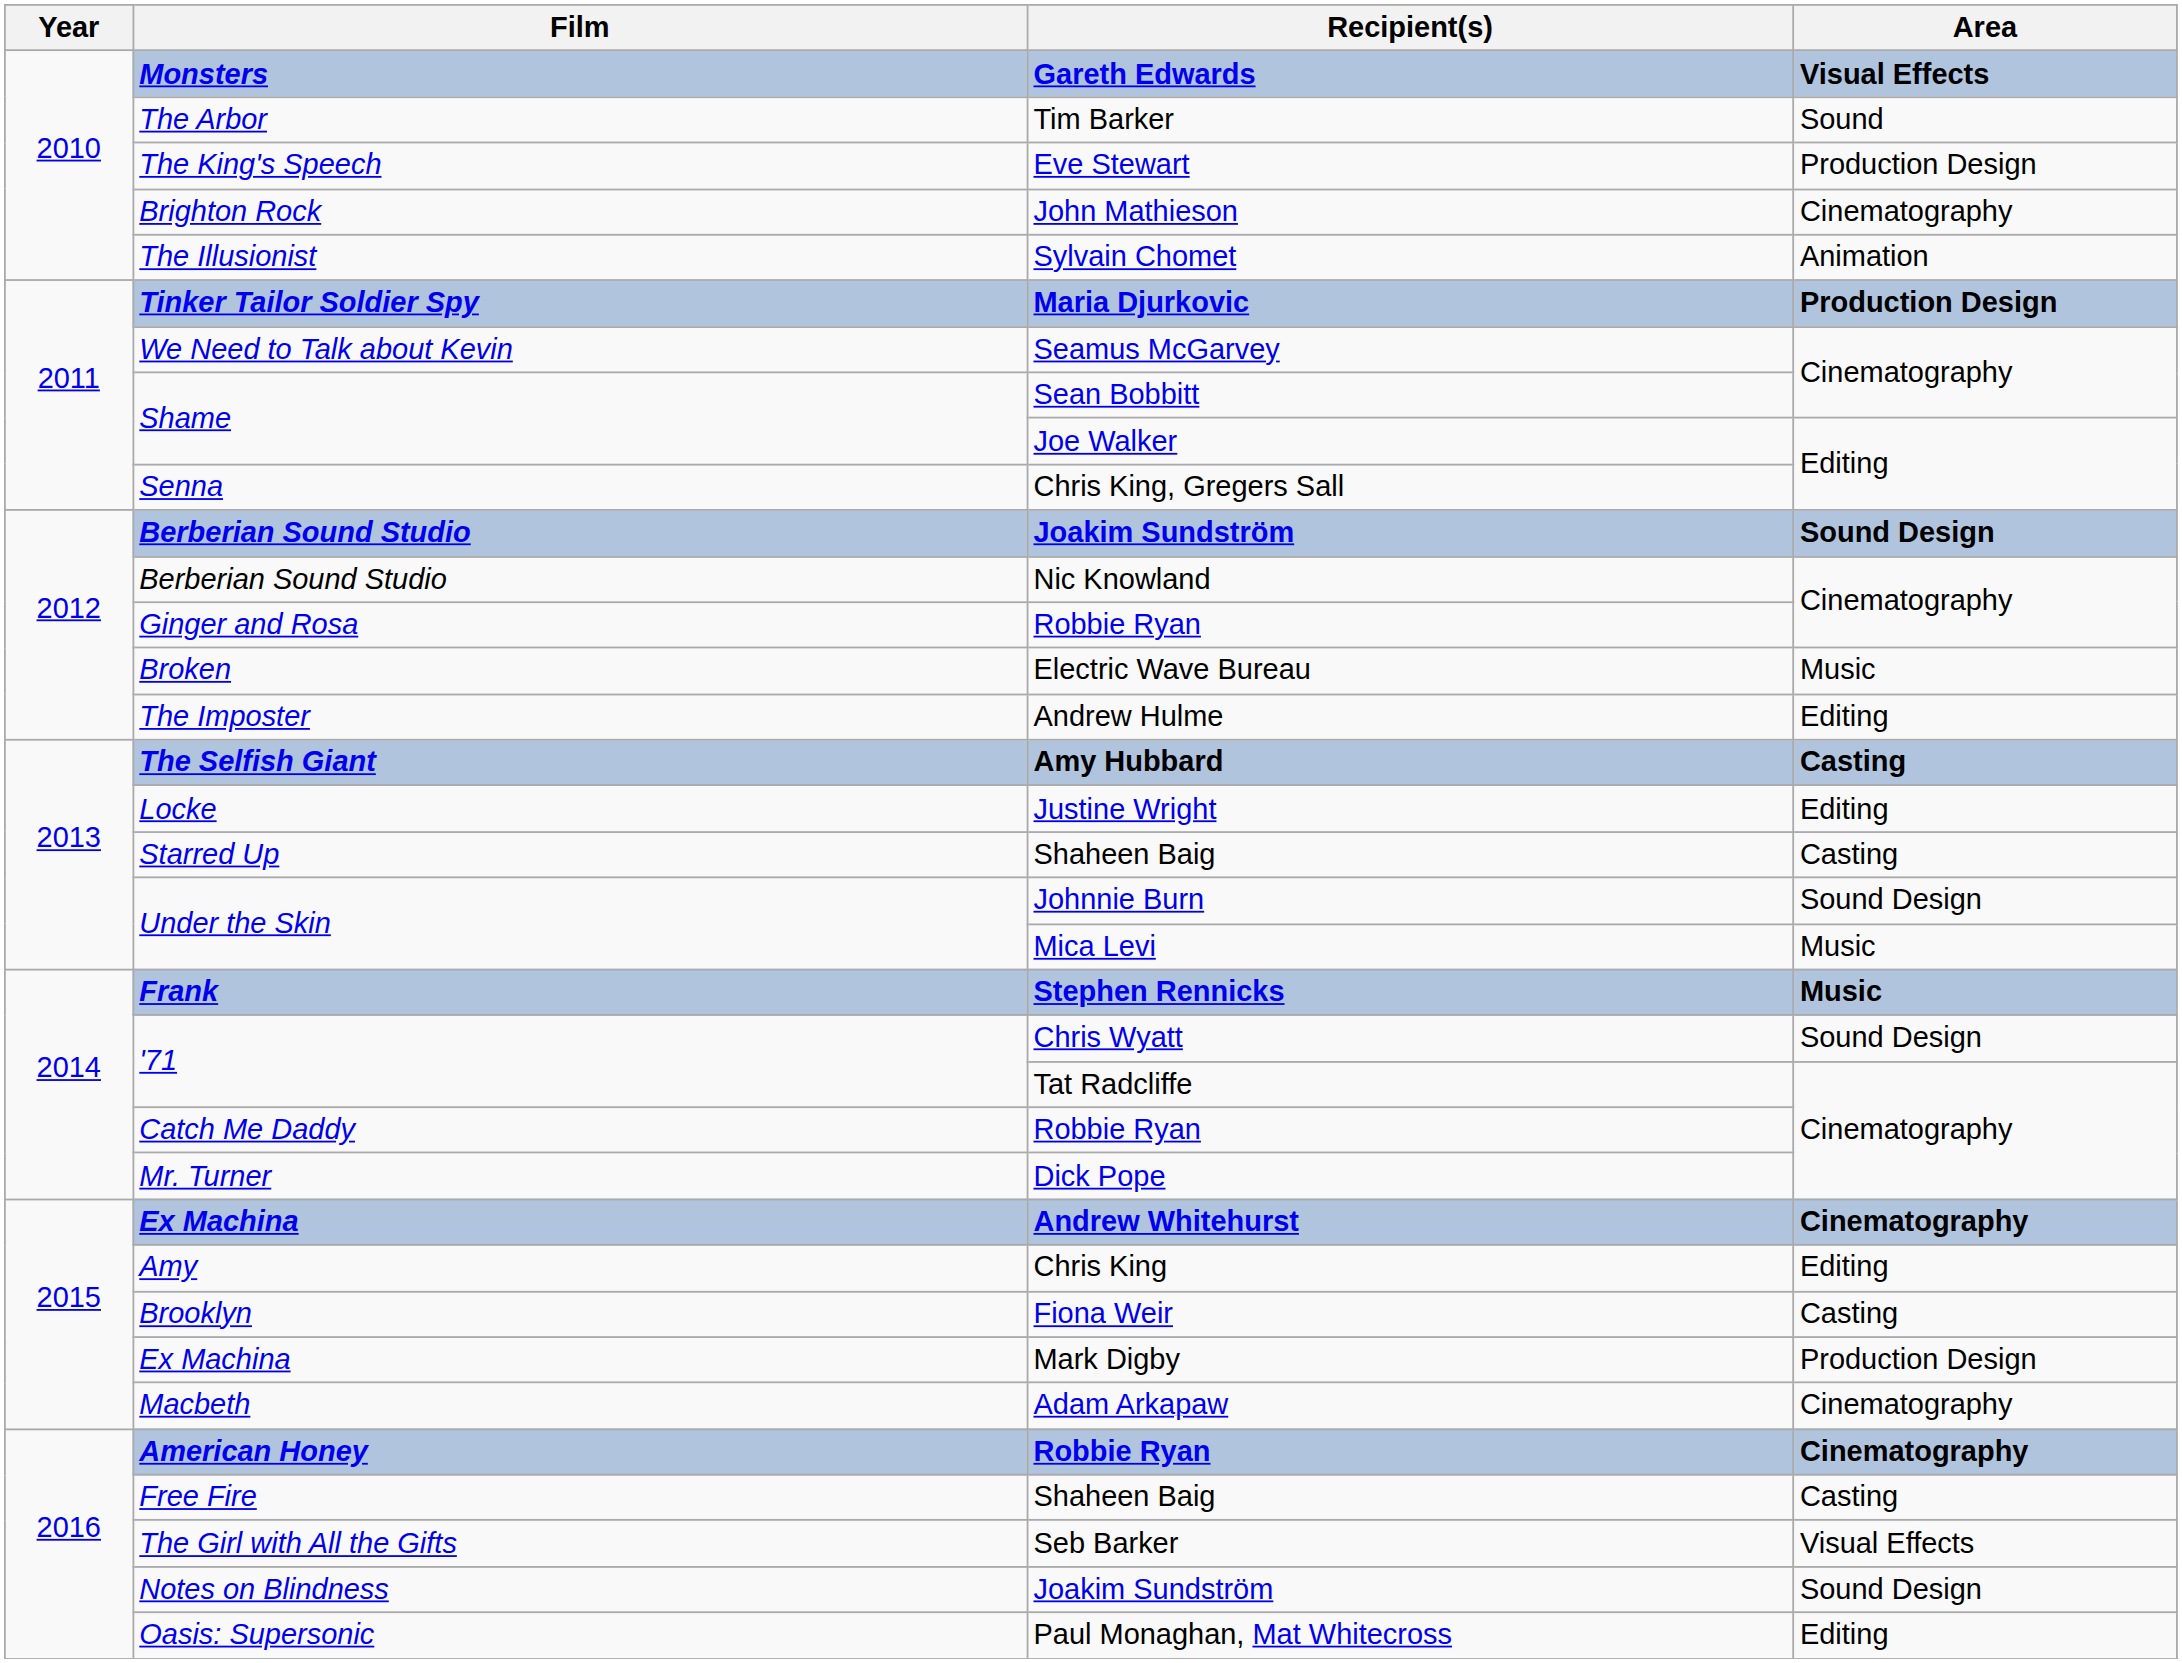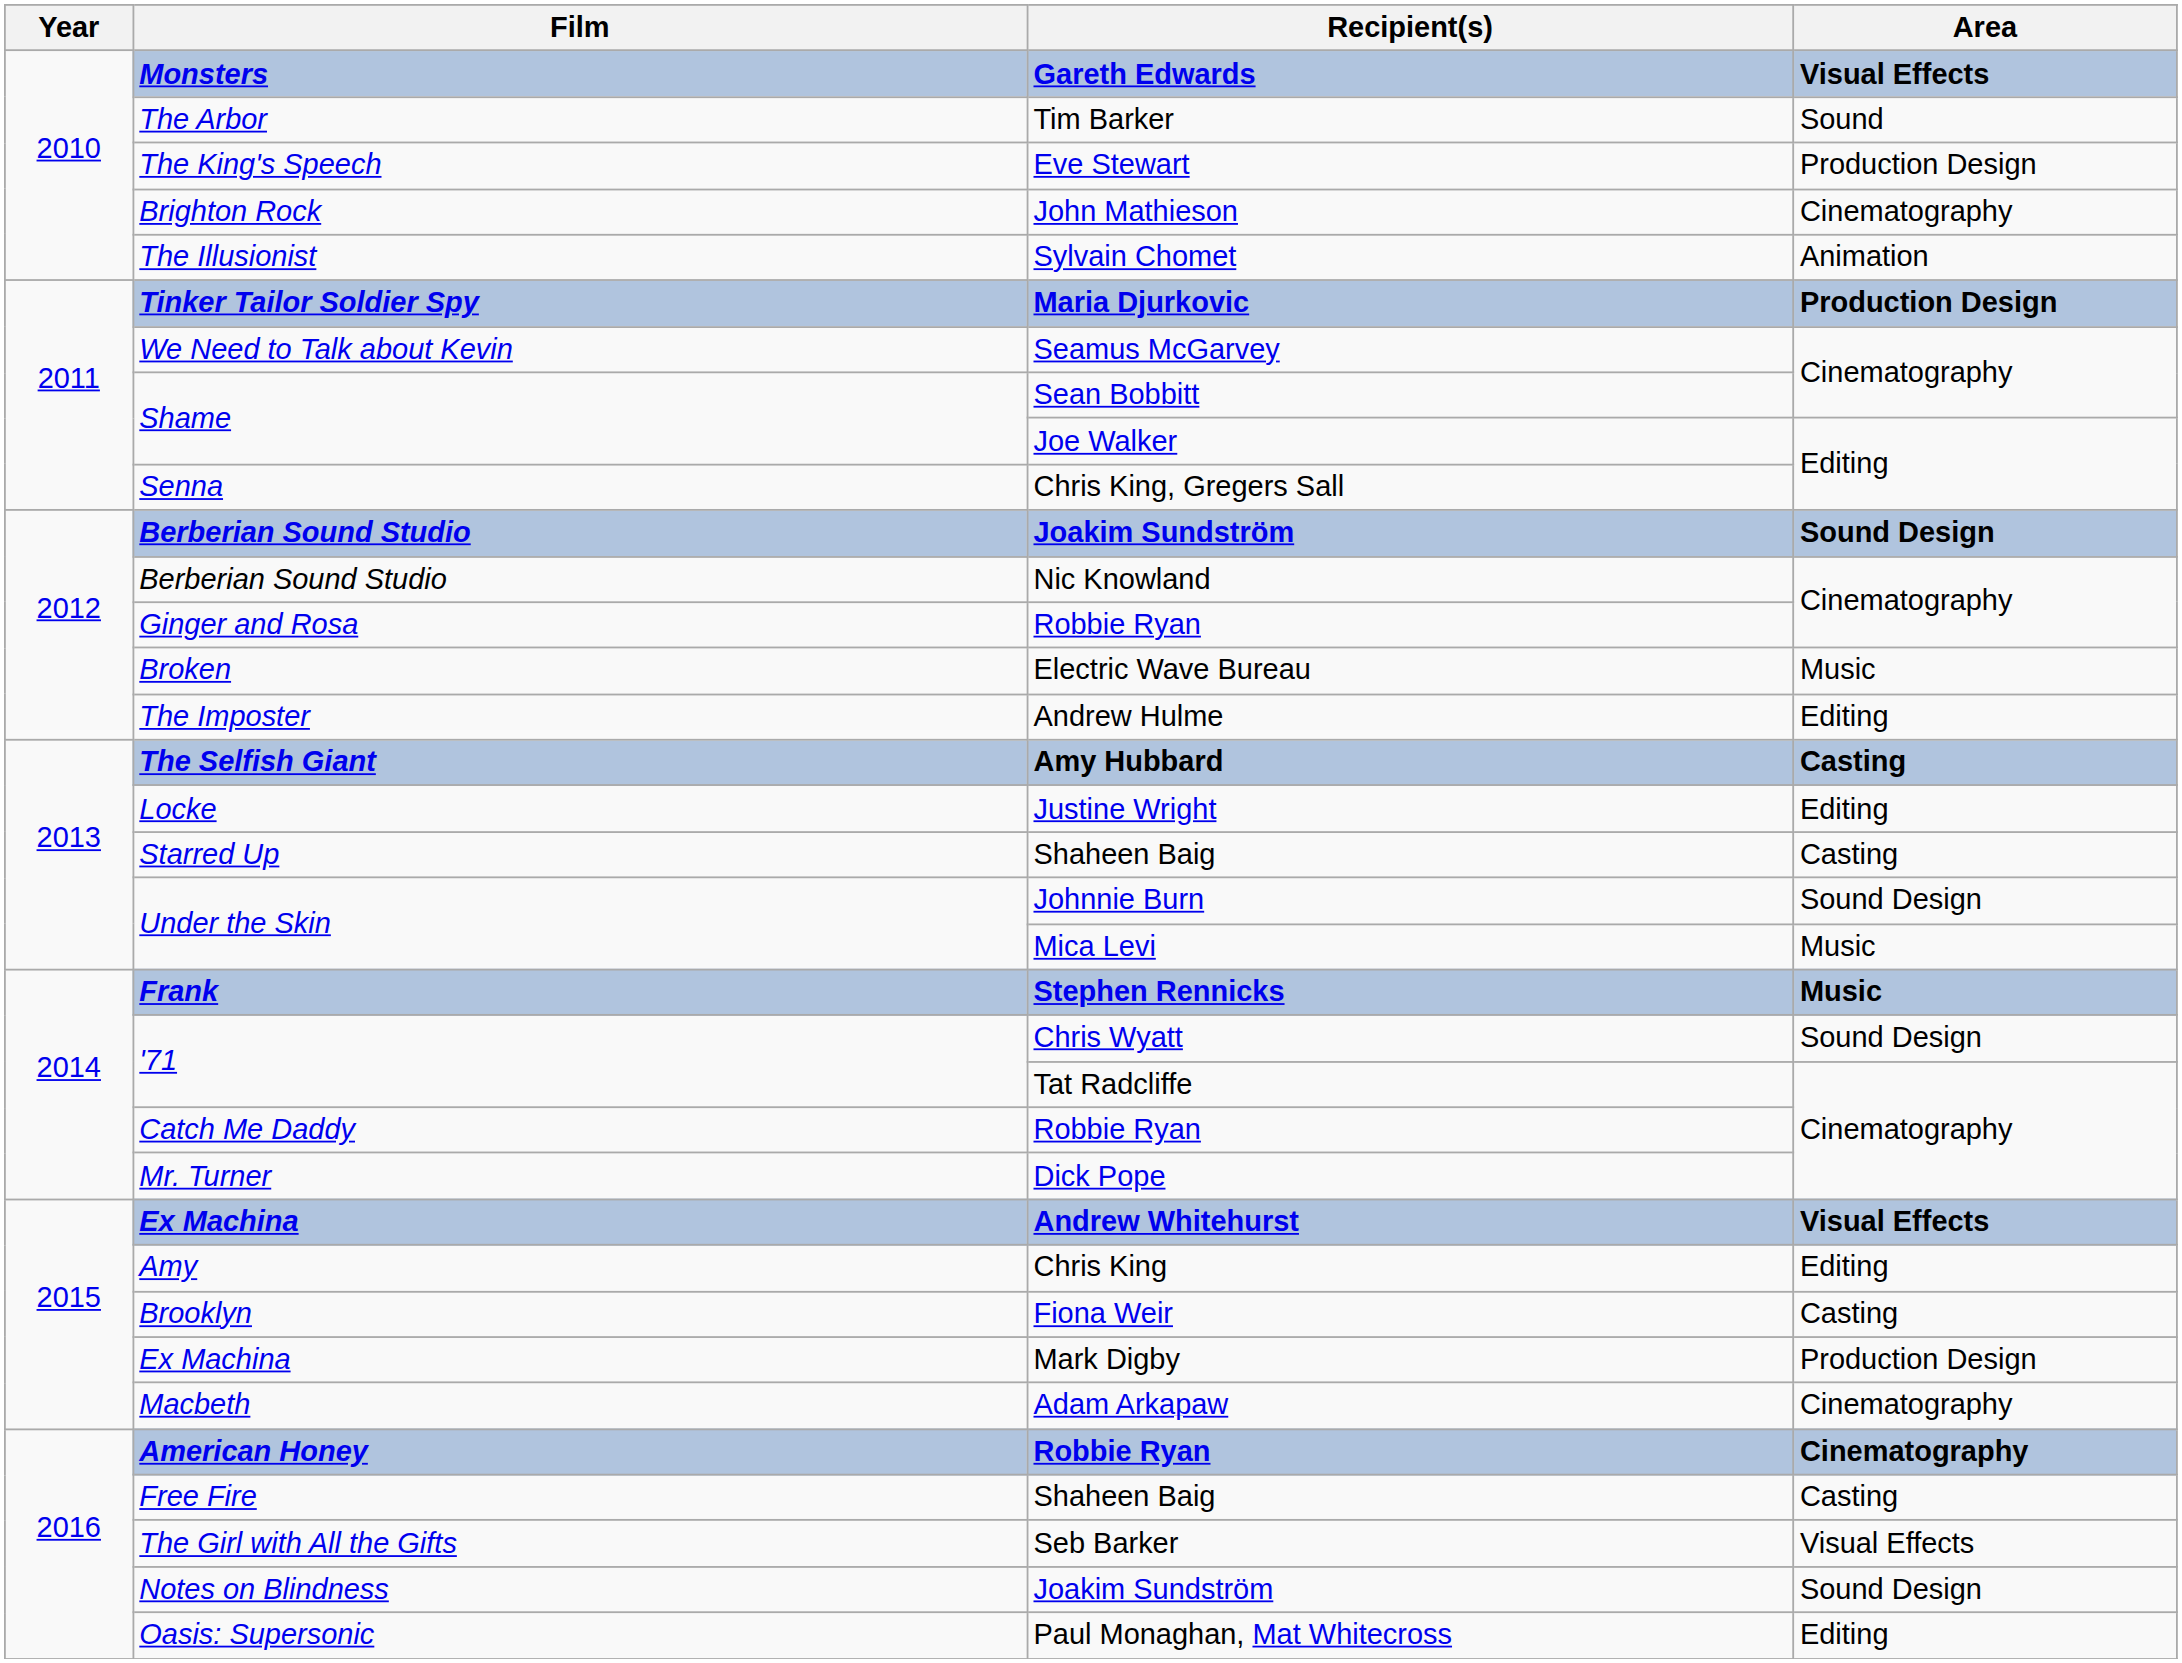(1914, 1221) Cinematography -> (1895, 1221) Visual Effects
